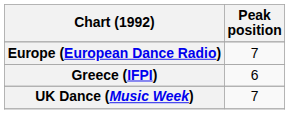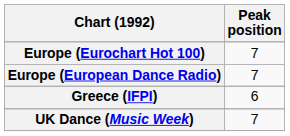+ row: (114, 53)
